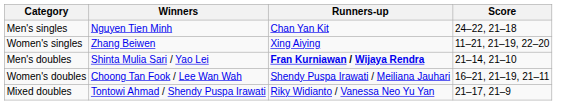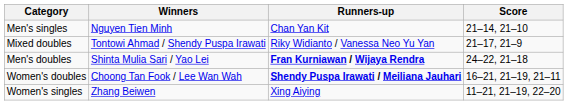(486, 28) 24–22, 21–18 -> (497, 28) 21–14, 21–10
rows swapped: (44, 44) <-> (39, 92)
(486, 60) 21–14, 21–10 -> (497, 60) 24–22, 21–18
(360, 76) normal -> (366, 76) bold
